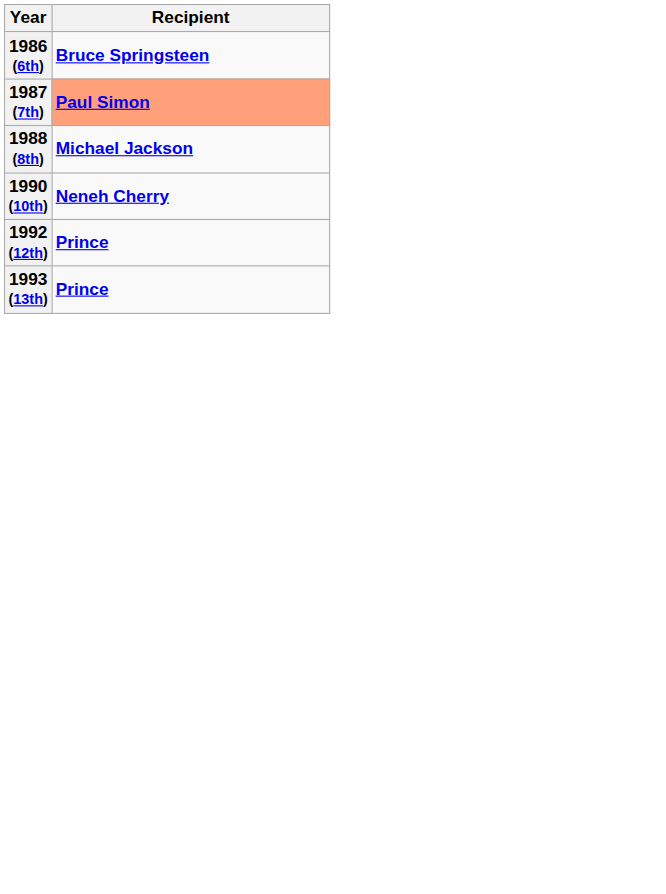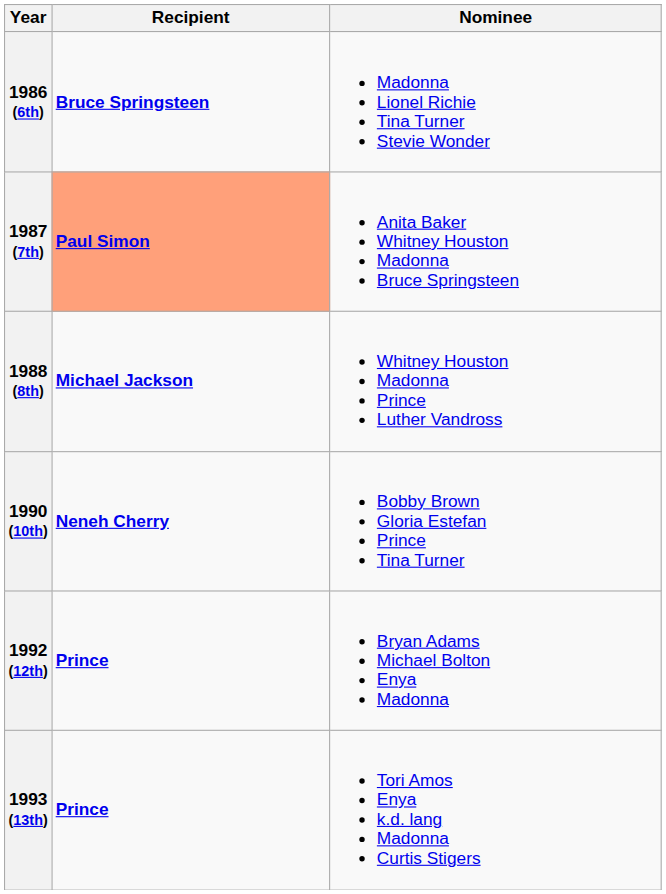+ column: (496, 18)
